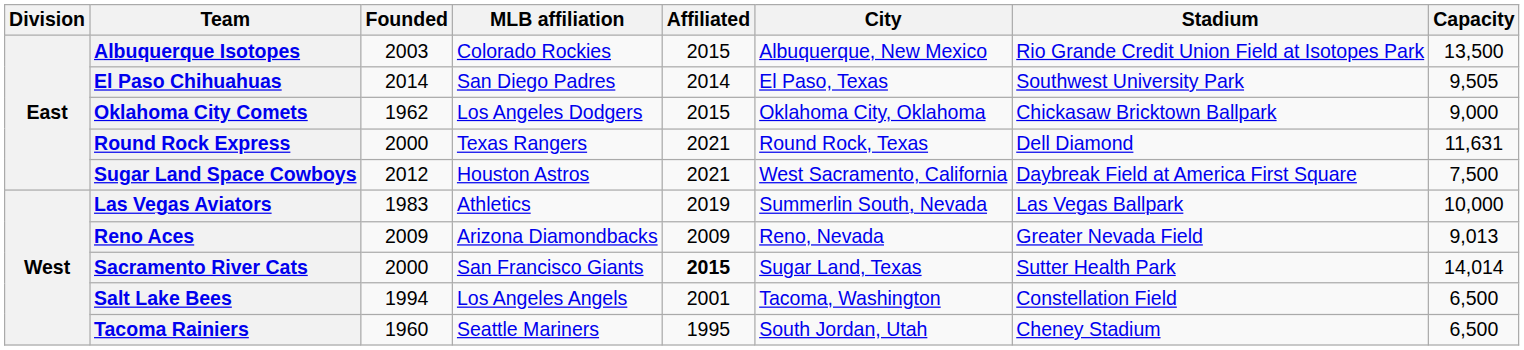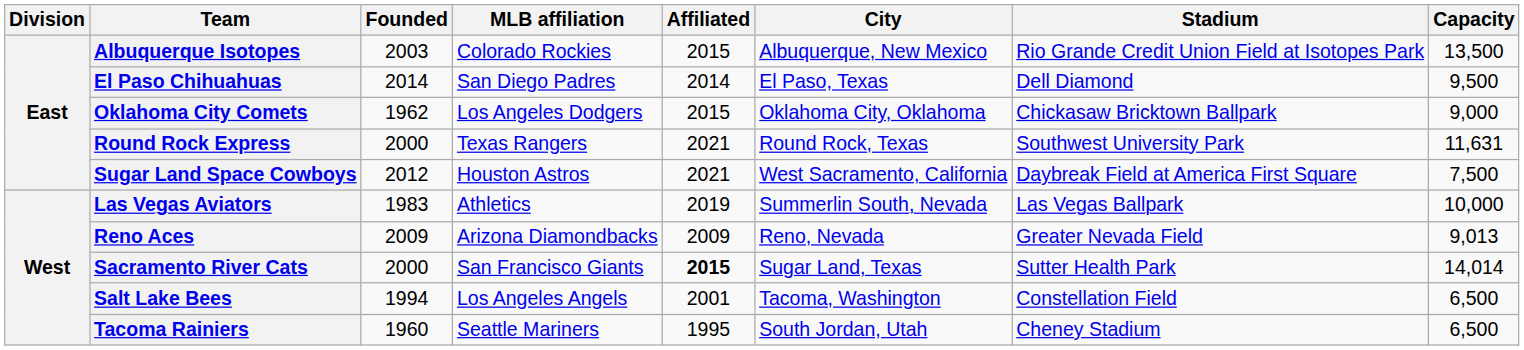(1130, 81) Southwest University Park -> (1075, 81) Dell Diamond
(1474, 81) 9,505 -> (1474, 81) 9,500
(1075, 143) Dell Diamond -> (1130, 143) Southwest University Park
